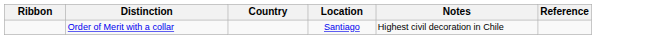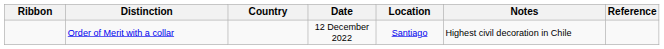+ column: (342, 12)
